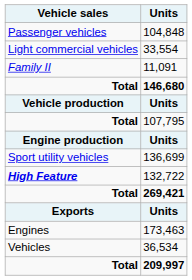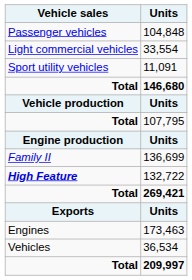(29, 67) Family II -> (58, 67) Sport utility vehicles
(58, 157) Sport utility vehicles -> (29, 157) Family II
